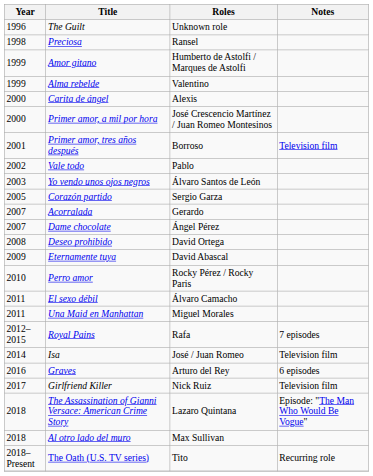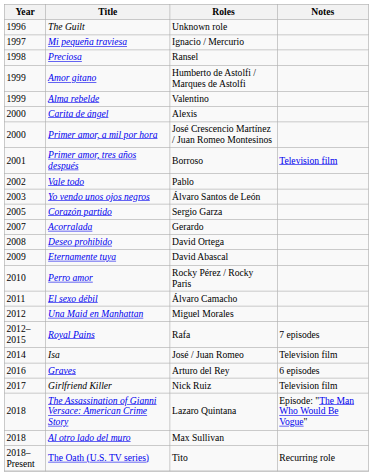+ row: (88, 42)
- row: (79, 227)
(16, 314) 2011 -> (16, 314) 2012
